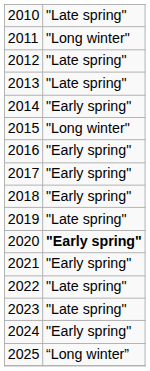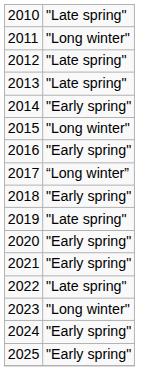(89, 173) "Early spring" -> (88, 173) “Long winter”
(94, 241) bold -> (89, 241) normal
(86, 309) "Late spring" -> (88, 309) "Long winter"
(88, 354) “Long winter” -> (89, 354) "Early spring"
